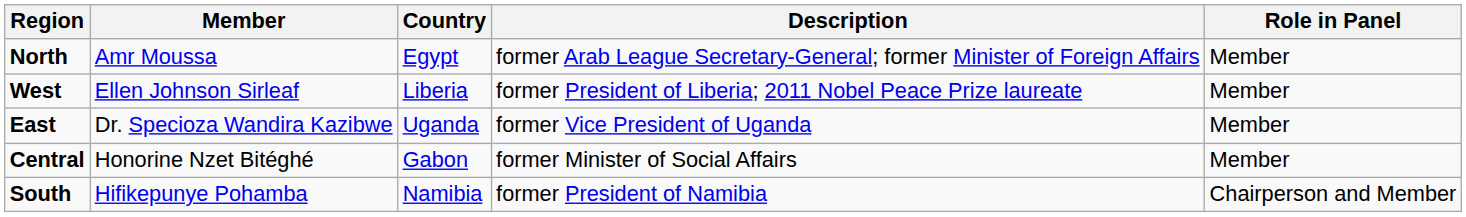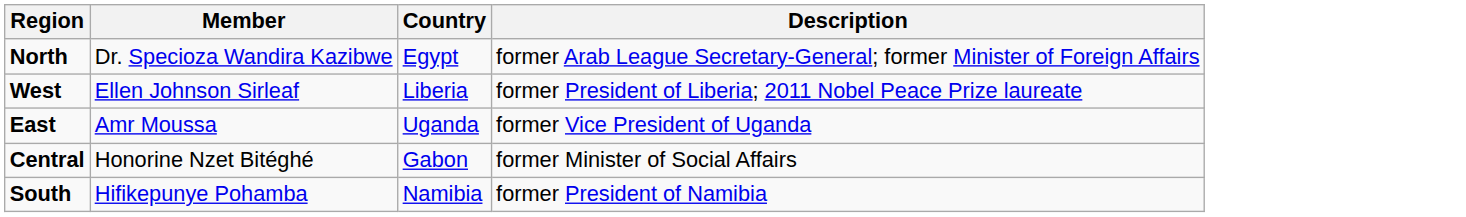- column: (1333, 21)
(156, 56) Amr Moussa -> (244, 56) Dr. Specioza Wandira Kazibwe
(244, 125) Dr. Specioza Wandira Kazibwe -> (156, 125) Amr Moussa
